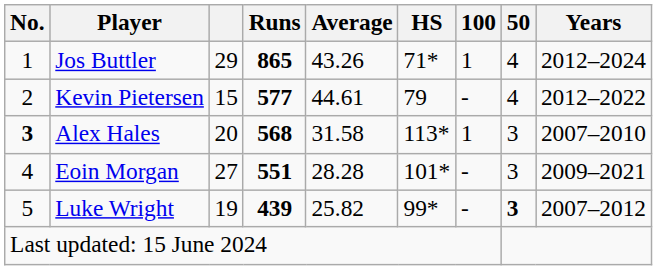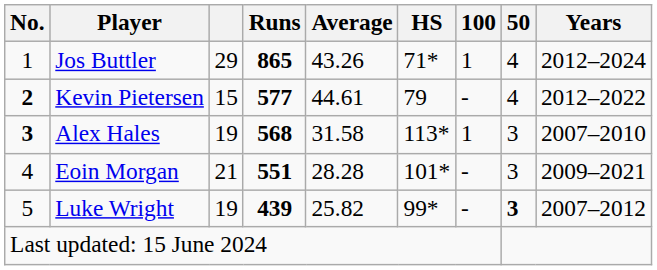(27, 97) normal -> (27, 97) bold
(226, 134) 20 -> (226, 134) 19
(226, 171) 27 -> (226, 171) 21
